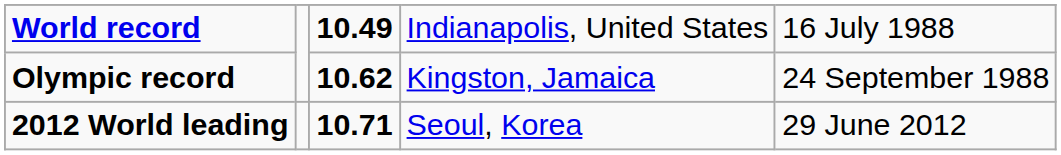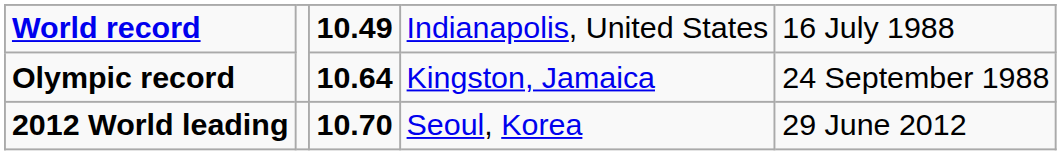(355, 76) 10.62 -> (355, 76) 10.64
(355, 125) 10.71 -> (355, 125) 10.70
